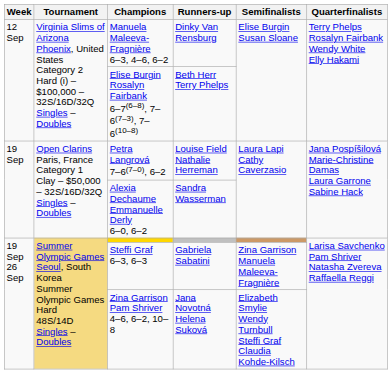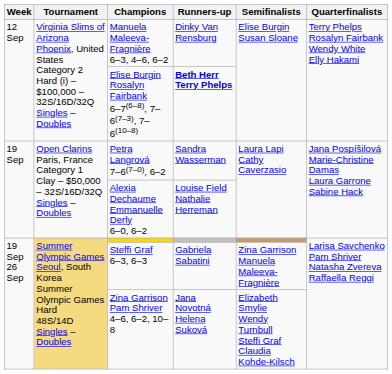(202, 80) normal -> (204, 80) bold
(201, 160) Louise Field Nathalie Herreman -> (201, 154) Sandra Wasserman
(201, 193) Sandra Wasserman -> (201, 198) Louise Field Nathalie Herreman
